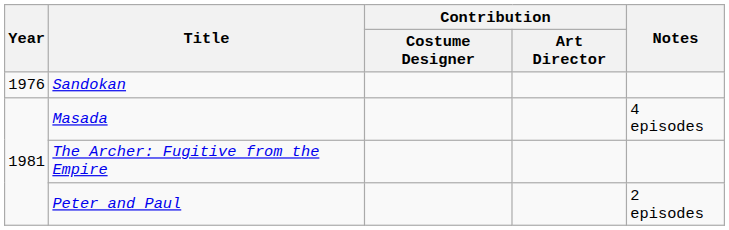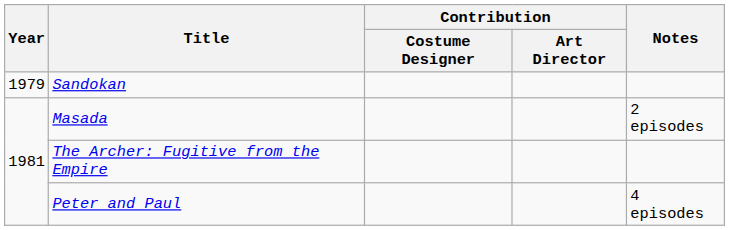(27, 85) 1976 -> (27, 85) 1979
(667, 119) 4 episodes -> (667, 119) 2 episodes
(667, 204) 2 episodes -> (667, 204) 4 episodes
